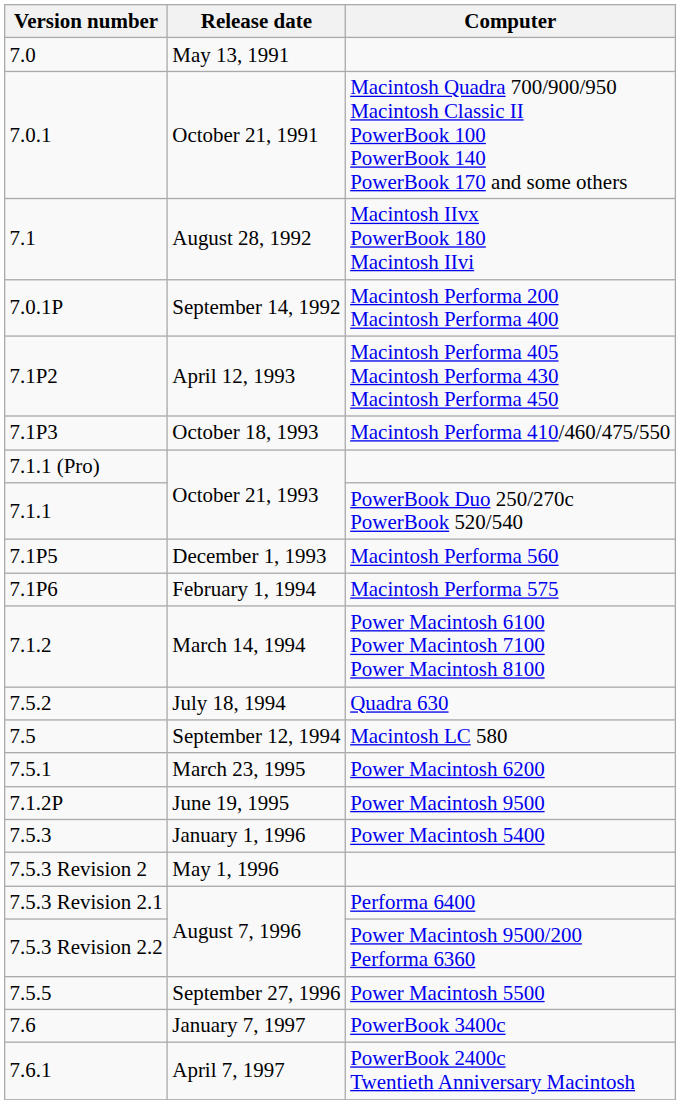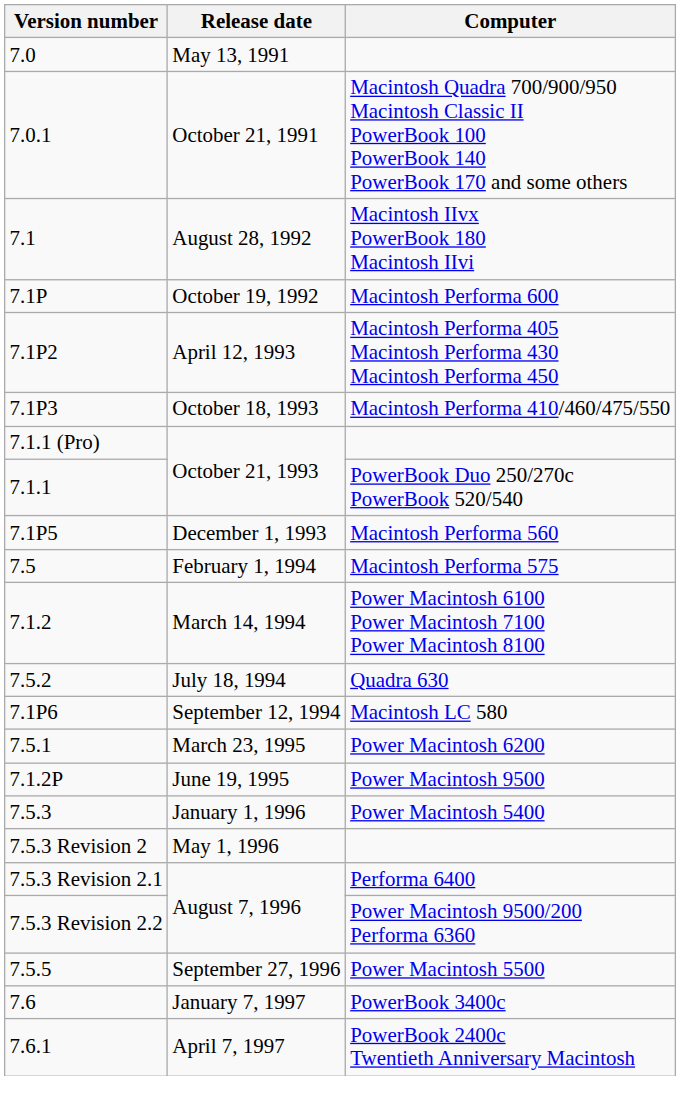- row: (256, 307)
+ row: (245, 295)
(34, 589) 7.1P6 -> (23, 565) 7.5
(23, 736) 7.5 -> (34, 712) 7.1P6
